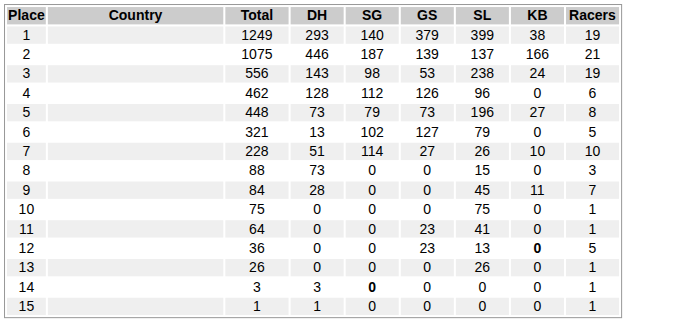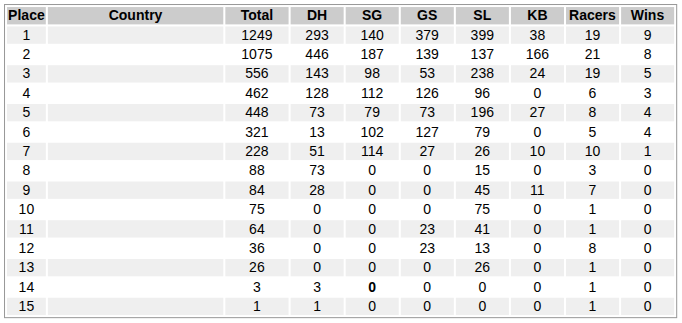+ column: (648, 16)
(537, 248) bold -> (537, 248) normal
(592, 248) 5 -> (592, 248) 8
